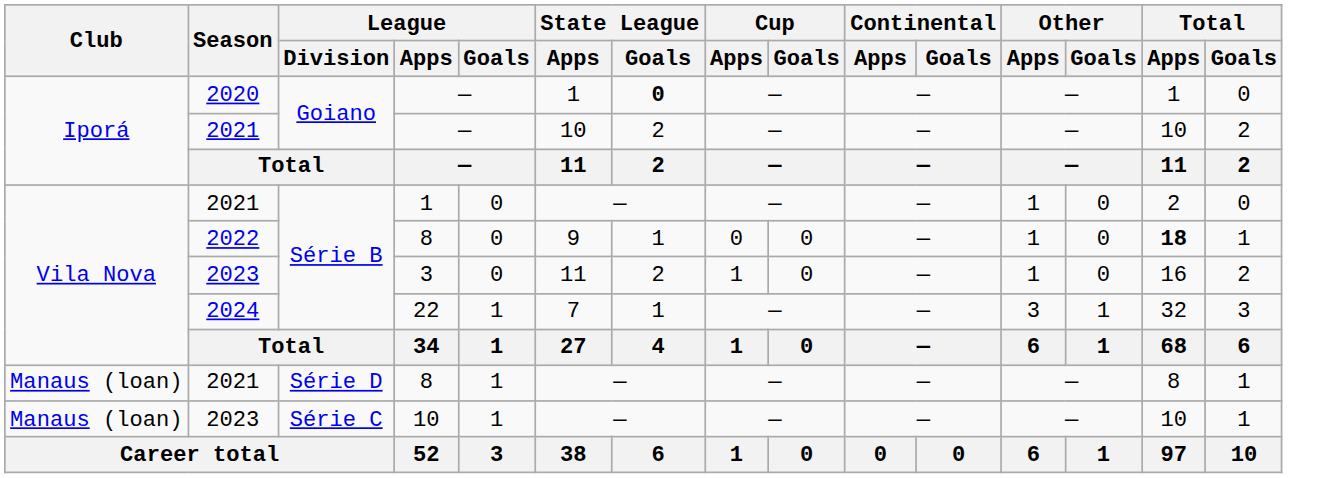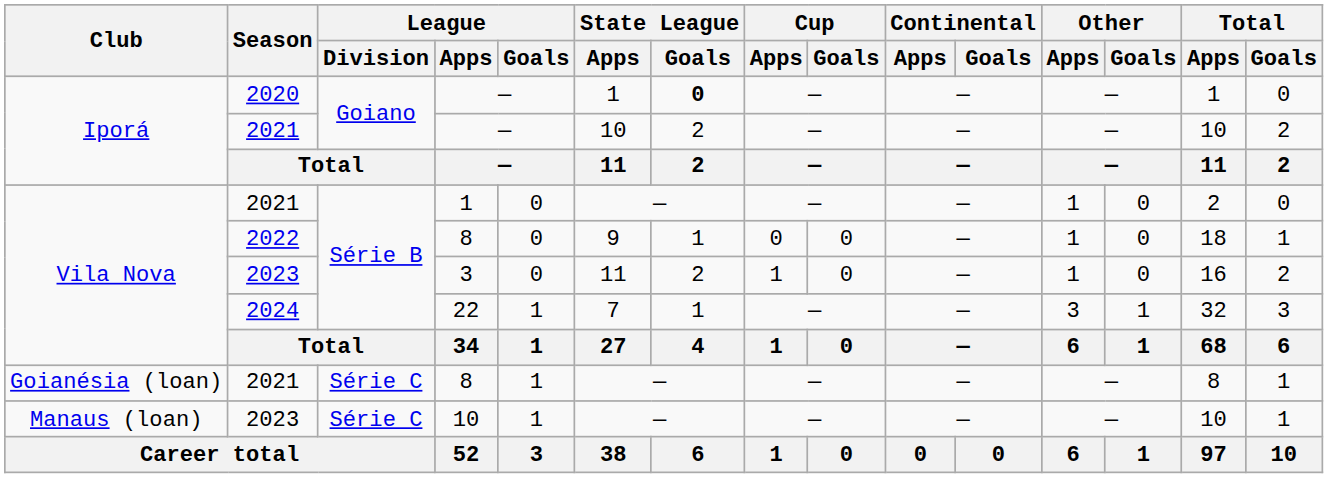(1174, 239) bold -> (1214, 239) normal
(96, 383) Manaus (loan) -> (116, 383) Goianésia (loan)
(336, 383) Série D -> (376, 383) Série C
